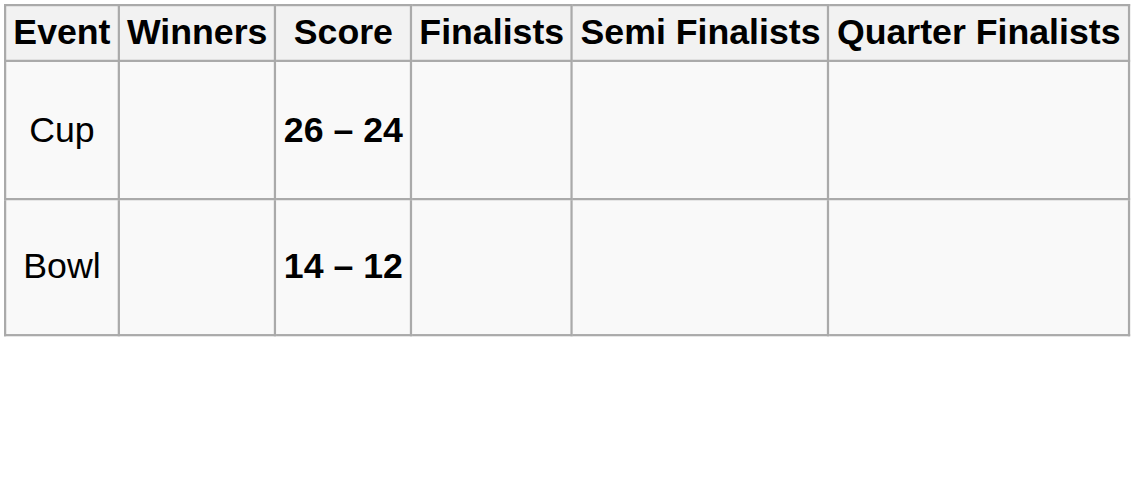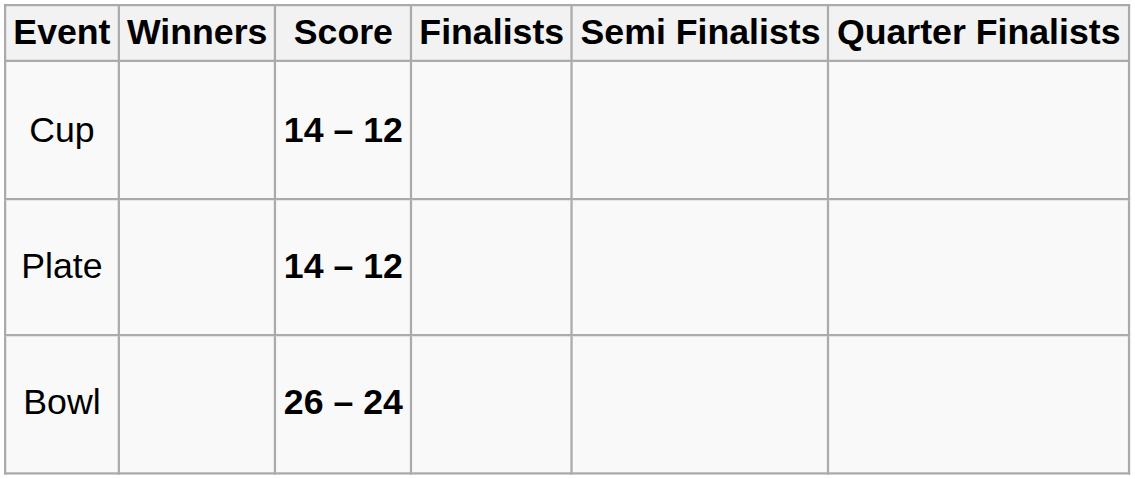(343, 129) 26 – 24 -> (343, 129) 14 – 12
+ row: (62, 266)
(343, 266) 14 – 12 -> (343, 403) 26 – 24
